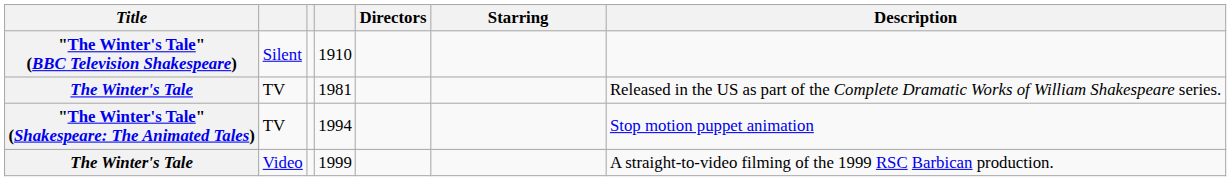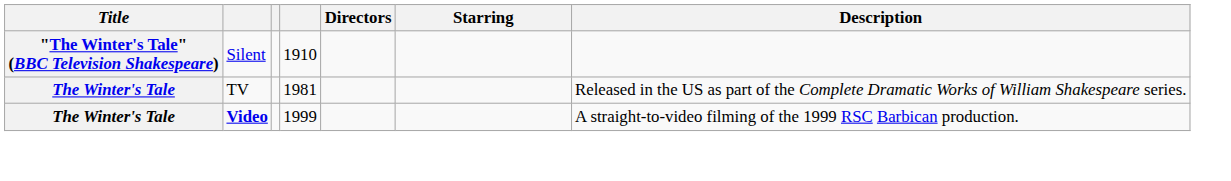- row: (335, 126)
(283, 162) normal -> (247, 116) bold
